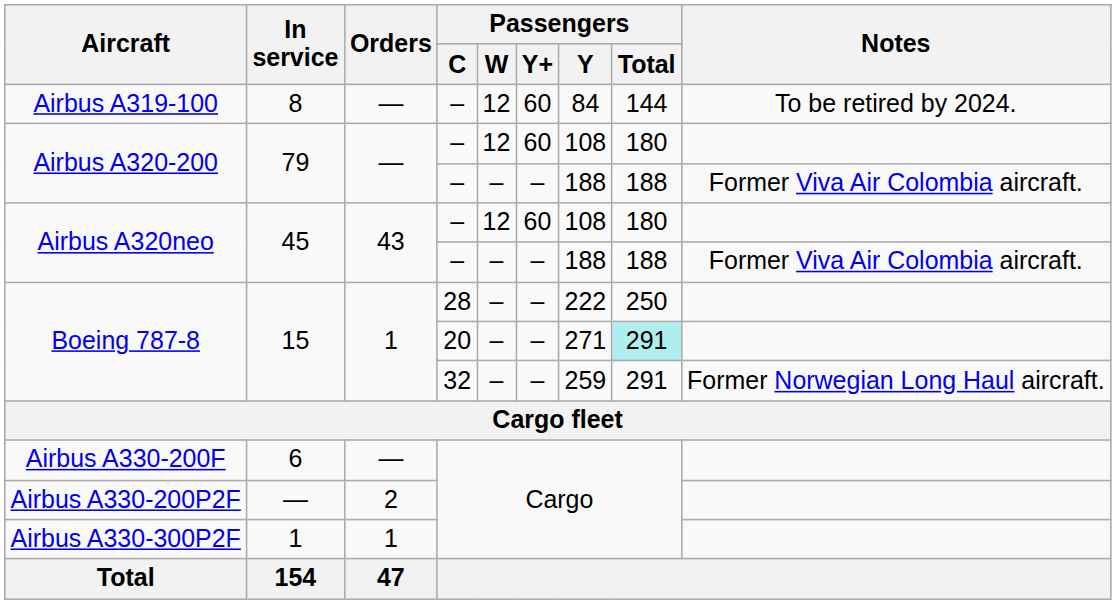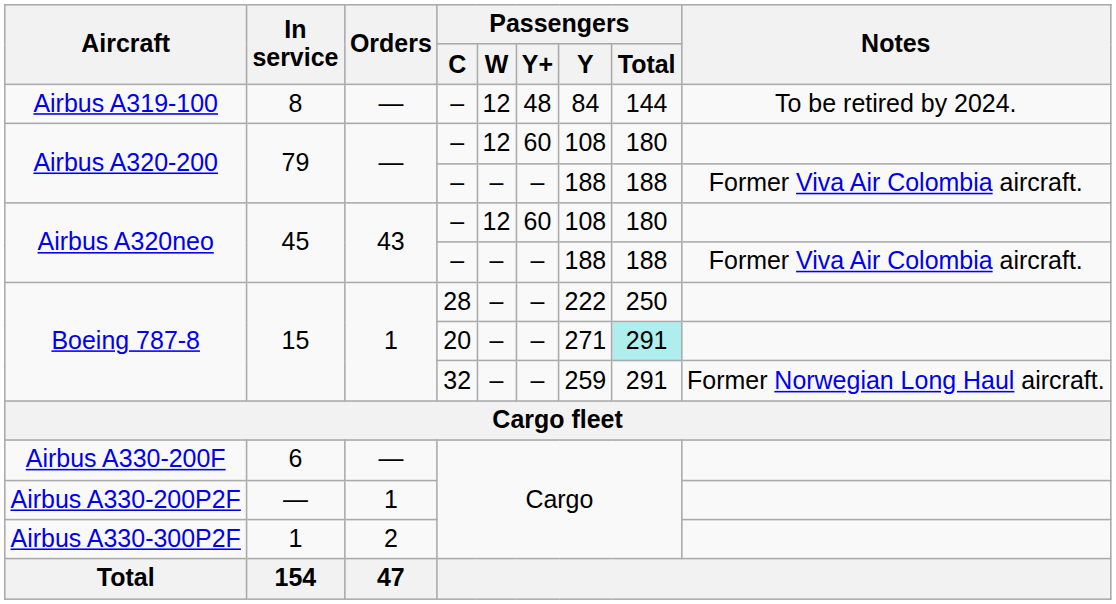(537, 103) 60 -> (537, 103) 48
(391, 499) 2 -> (391, 499) 1
(391, 538) 1 -> (391, 538) 2
